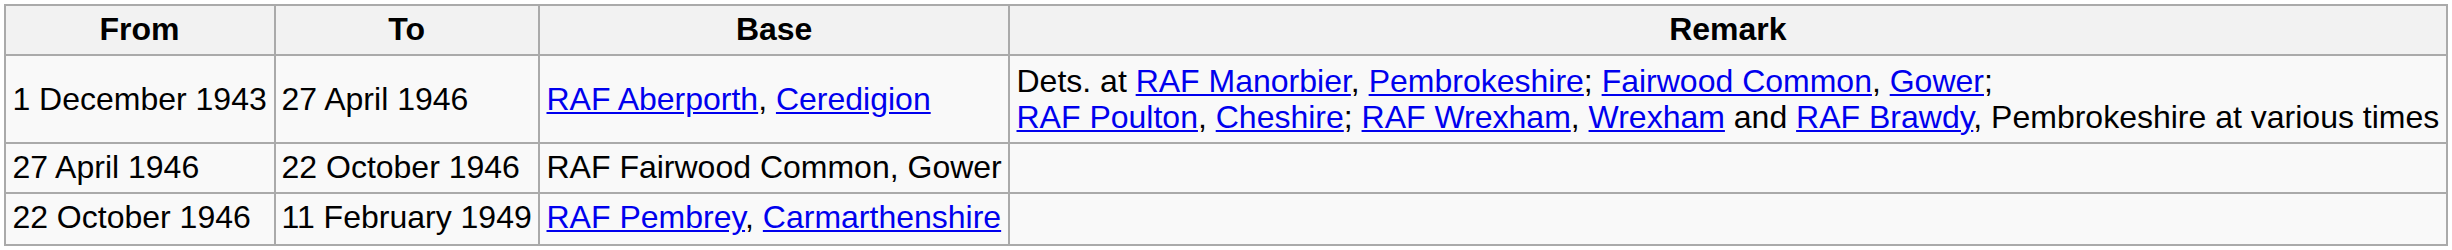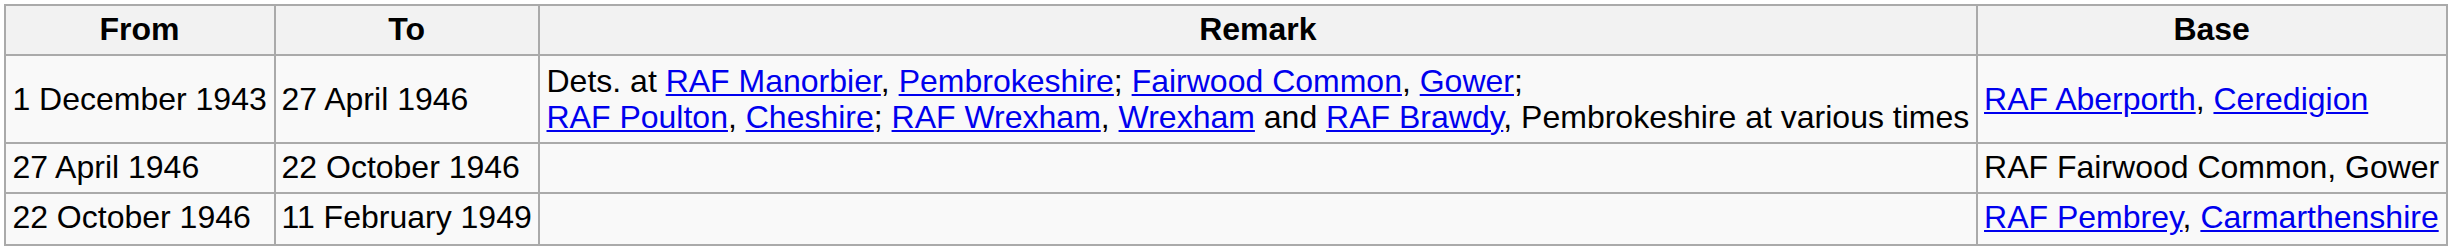columns swapped: (774, 29) <-> (1728, 29)
